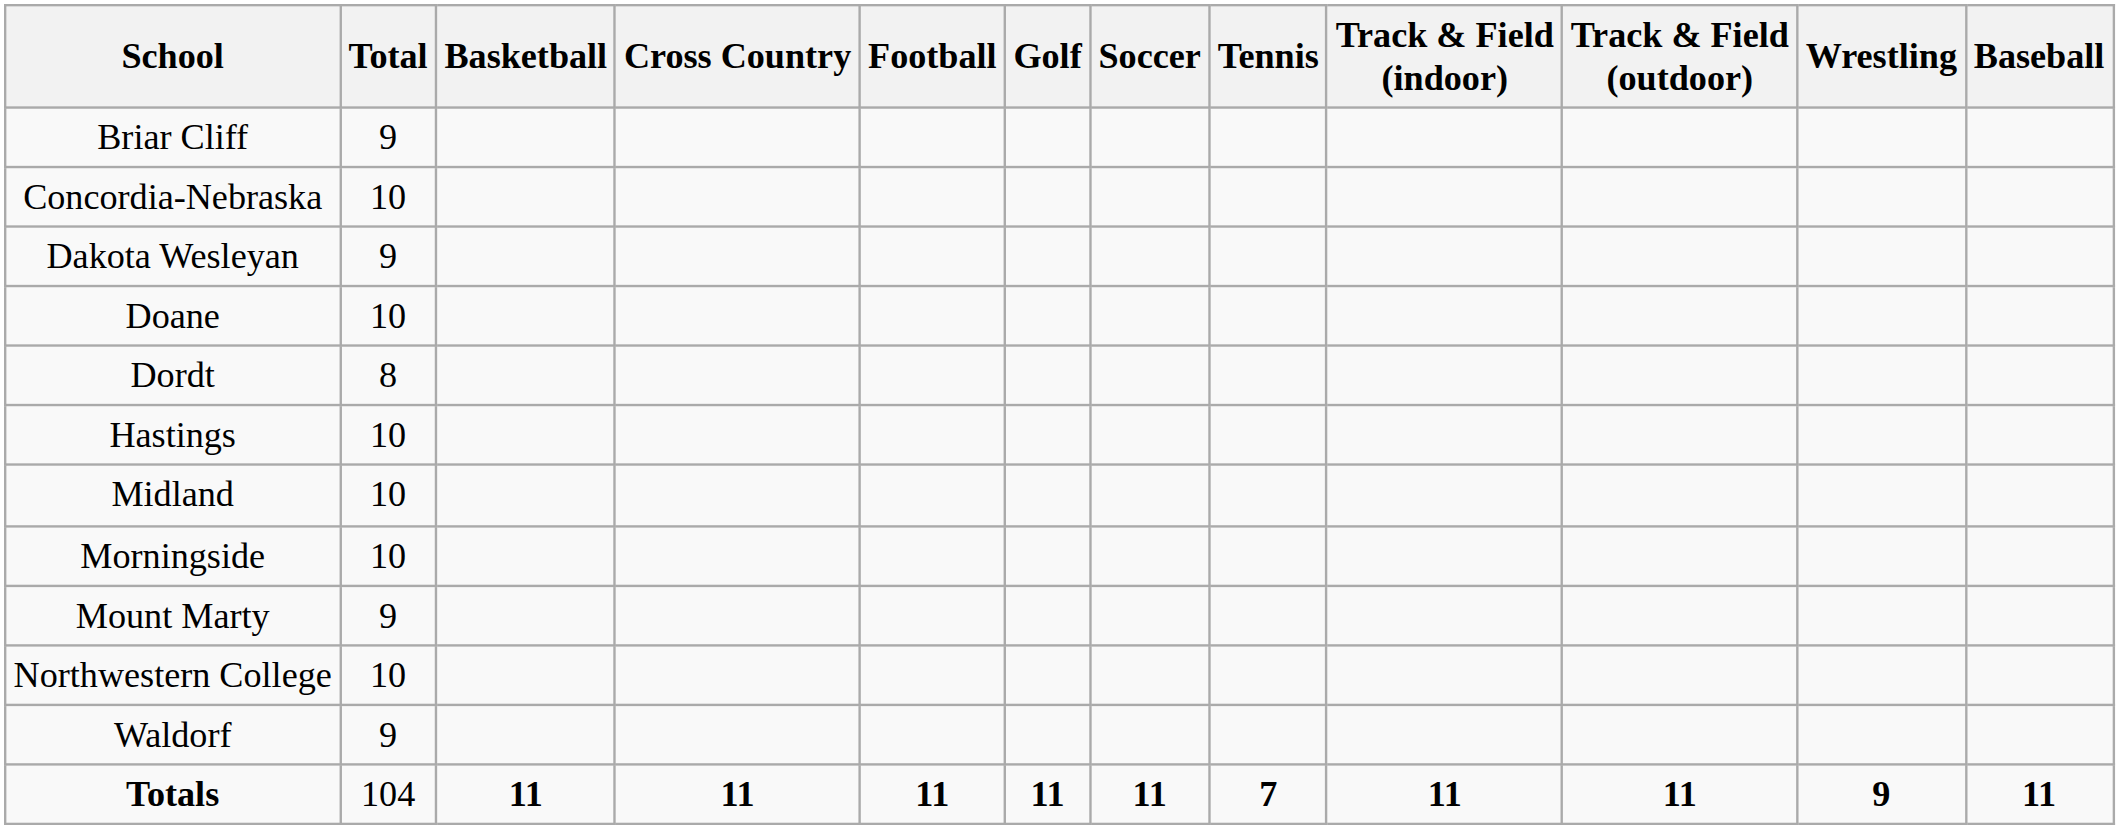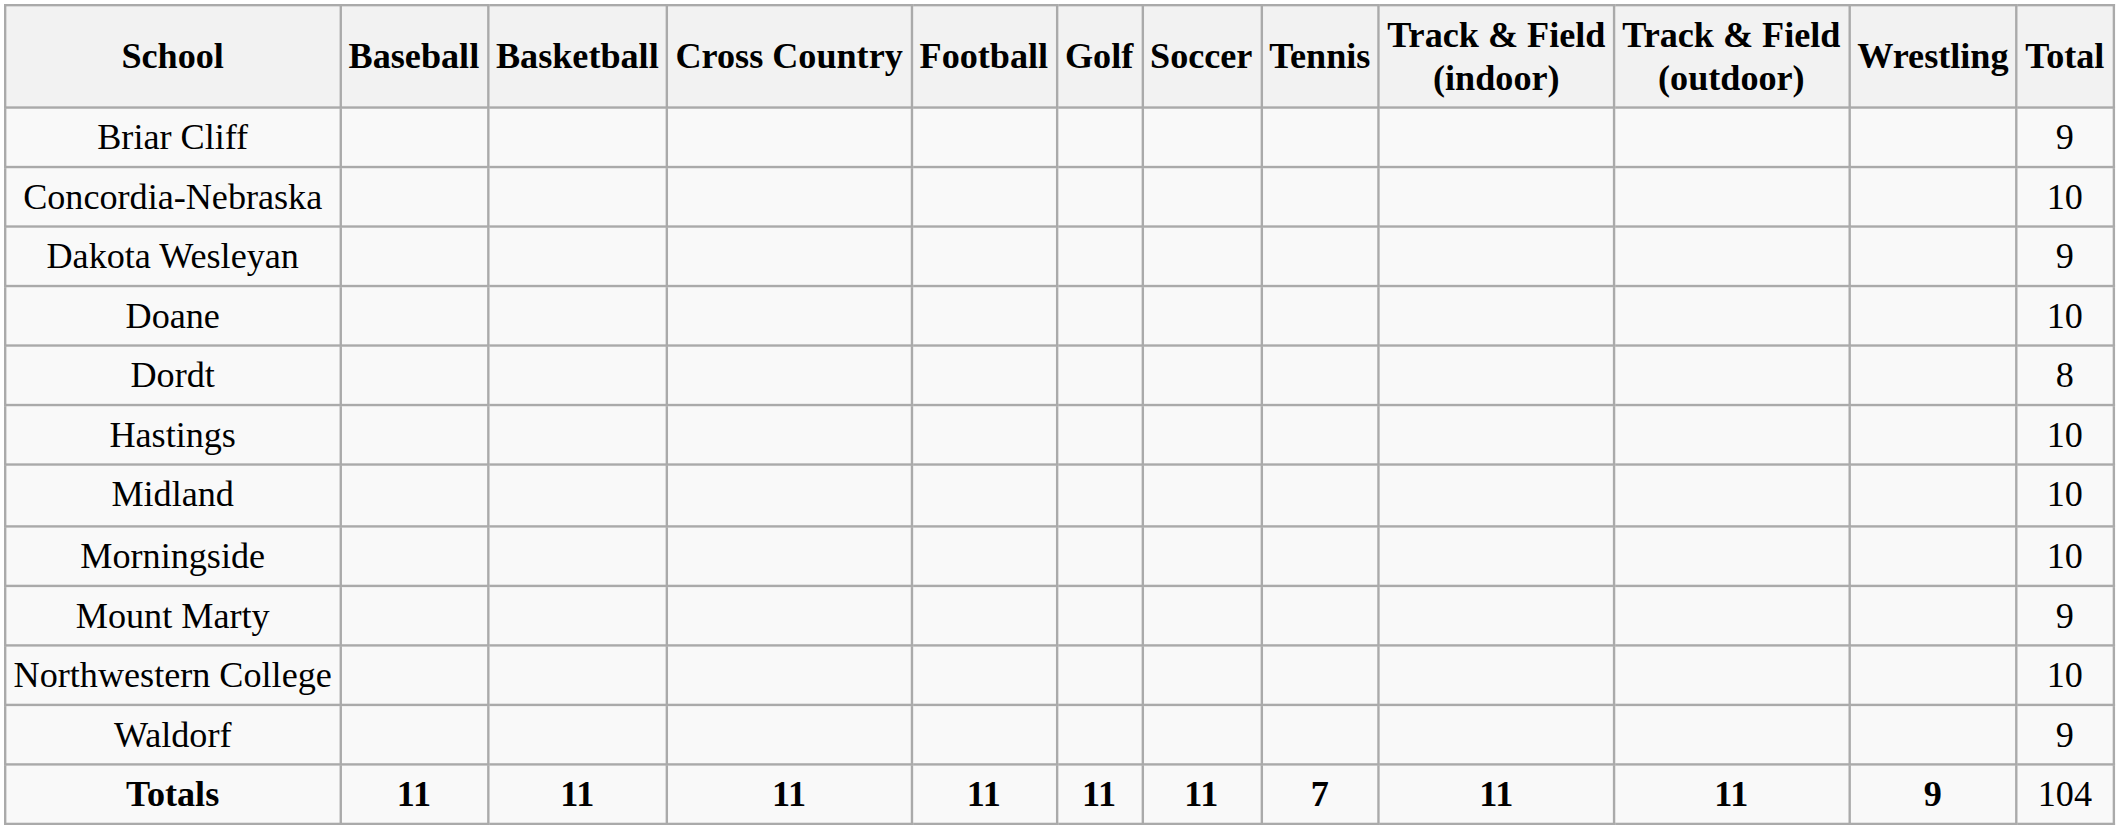columns swapped: (2039, 55) <-> (388, 55)
